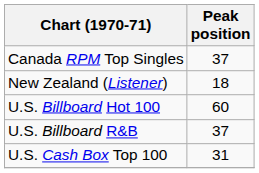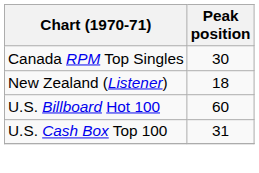(221, 58) 37 -> (221, 58) 30
- row: (73, 131)
